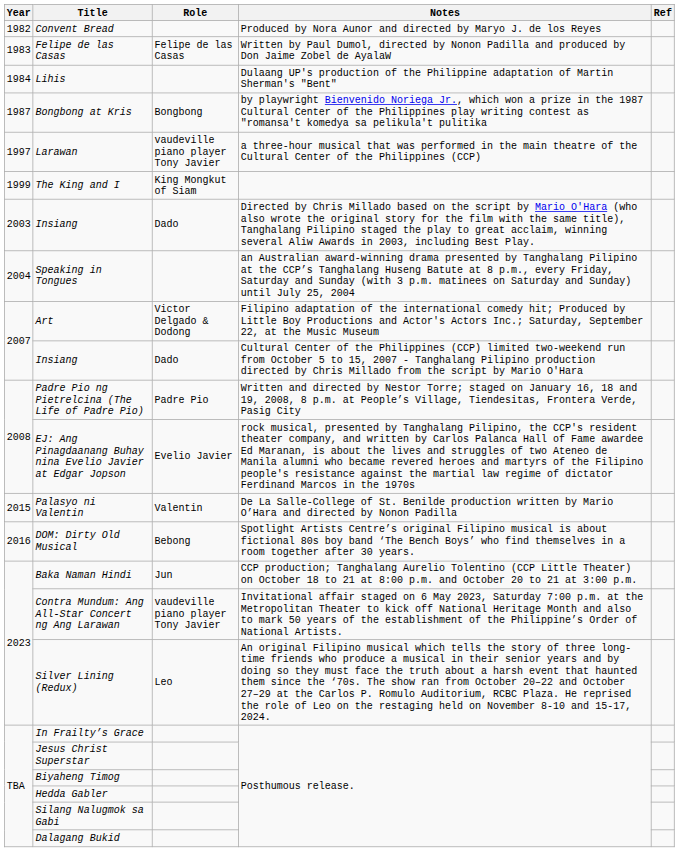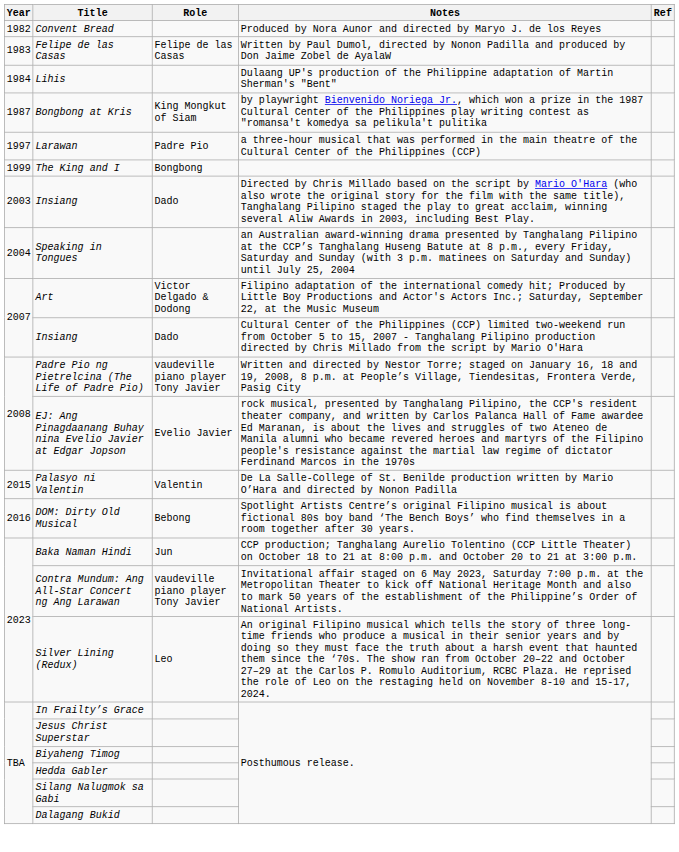(178, 112) Bongbong -> (190, 112) King Mongkut of Siam
(190, 152) vaudeville piano player Tony Javier -> (181, 146) Padre Pio
(190, 186) King Mongkut of Siam -> (178, 168) Bongbong
(181, 400) Padre Pio -> (190, 377) vaudeville piano player Tony Javier
